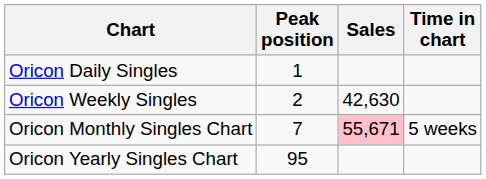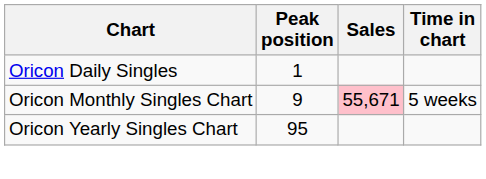- row: (103, 99)
(297, 129) 7 -> (297, 99) 9
